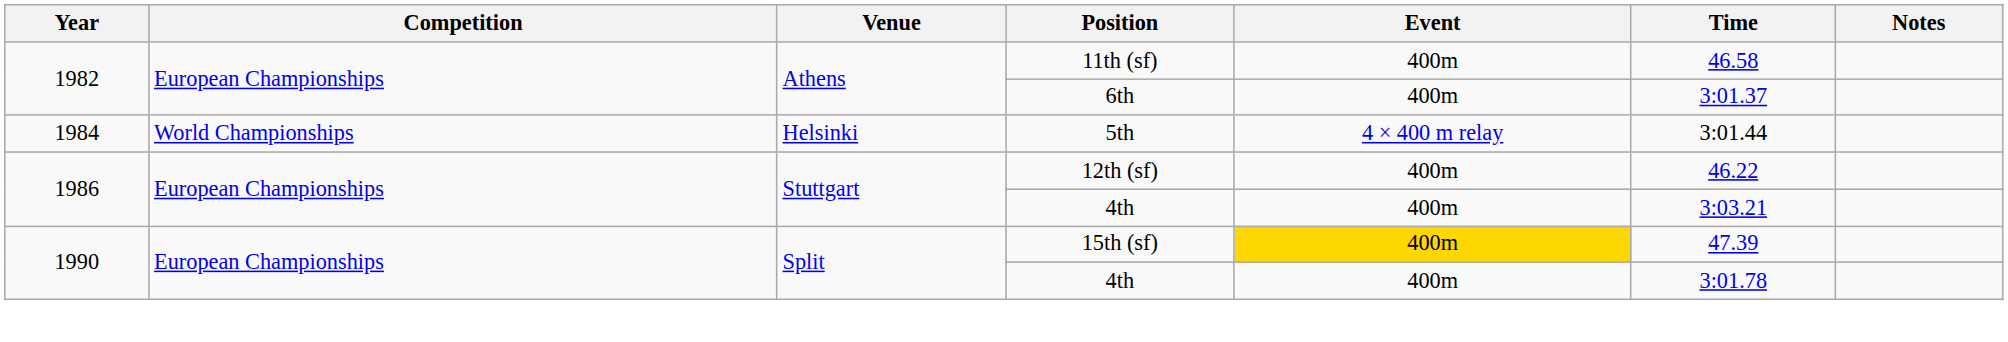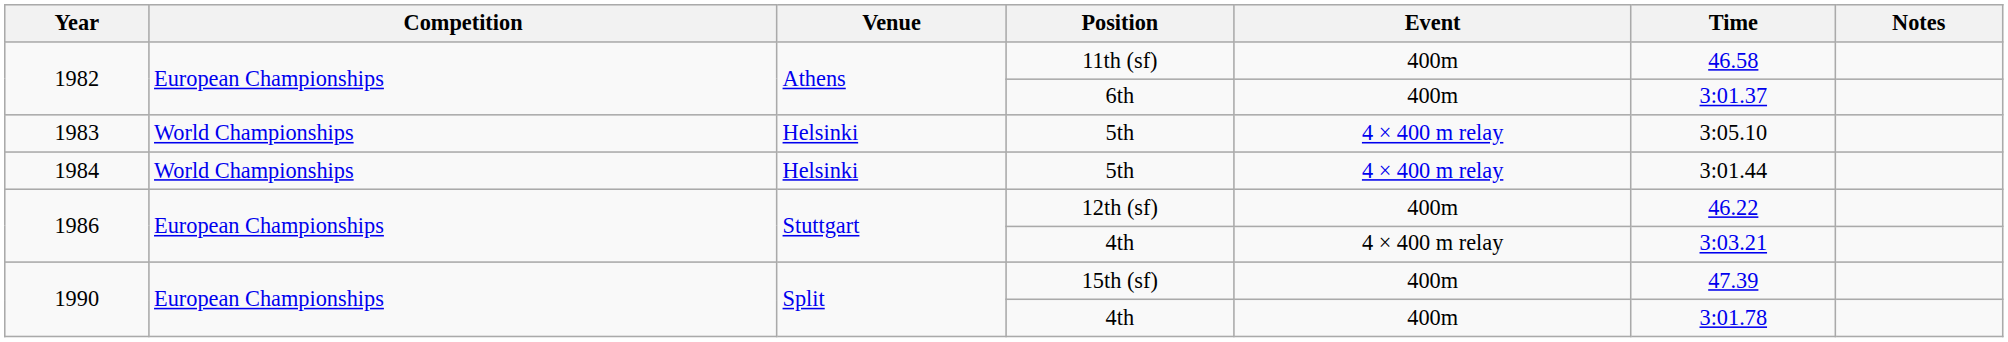+ row: (77, 133)
(1433, 207) 400m -> (1433, 244) 4 × 400 m relay
(1433, 244) gold background -> (1433, 280) no background
